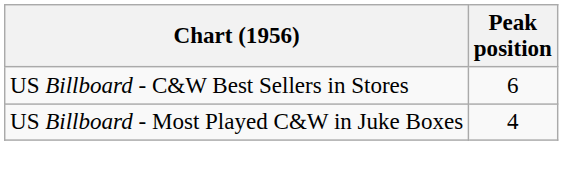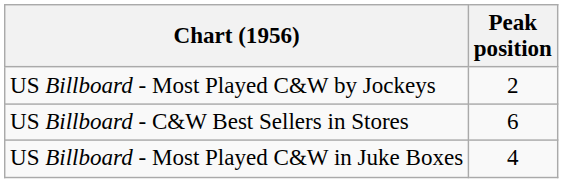+ row: (223, 85)
